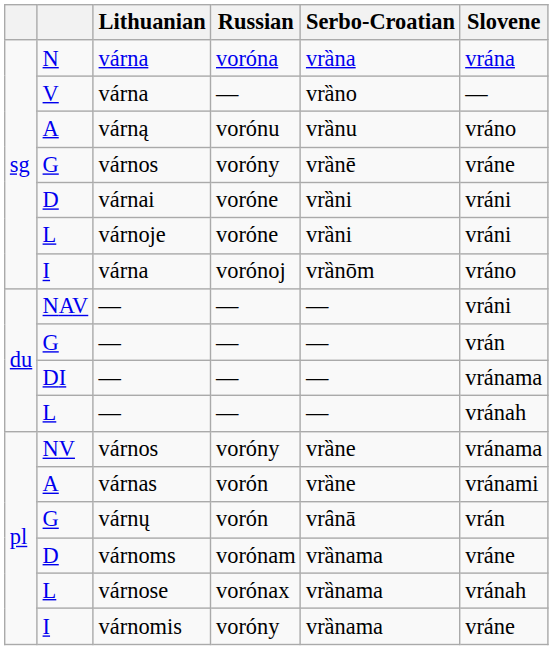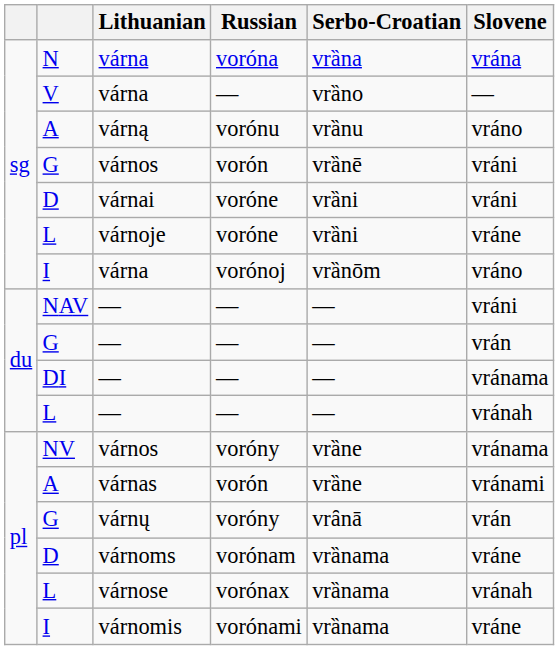(248, 164) voróny -> (242, 164) vorón
(490, 164) vráne -> (494, 164) vráni
(488, 235) vráni -> (496, 235) vráne
(242, 519) vorón -> (248, 519) voróny
(248, 626) voróny -> (259, 626) vorónami
